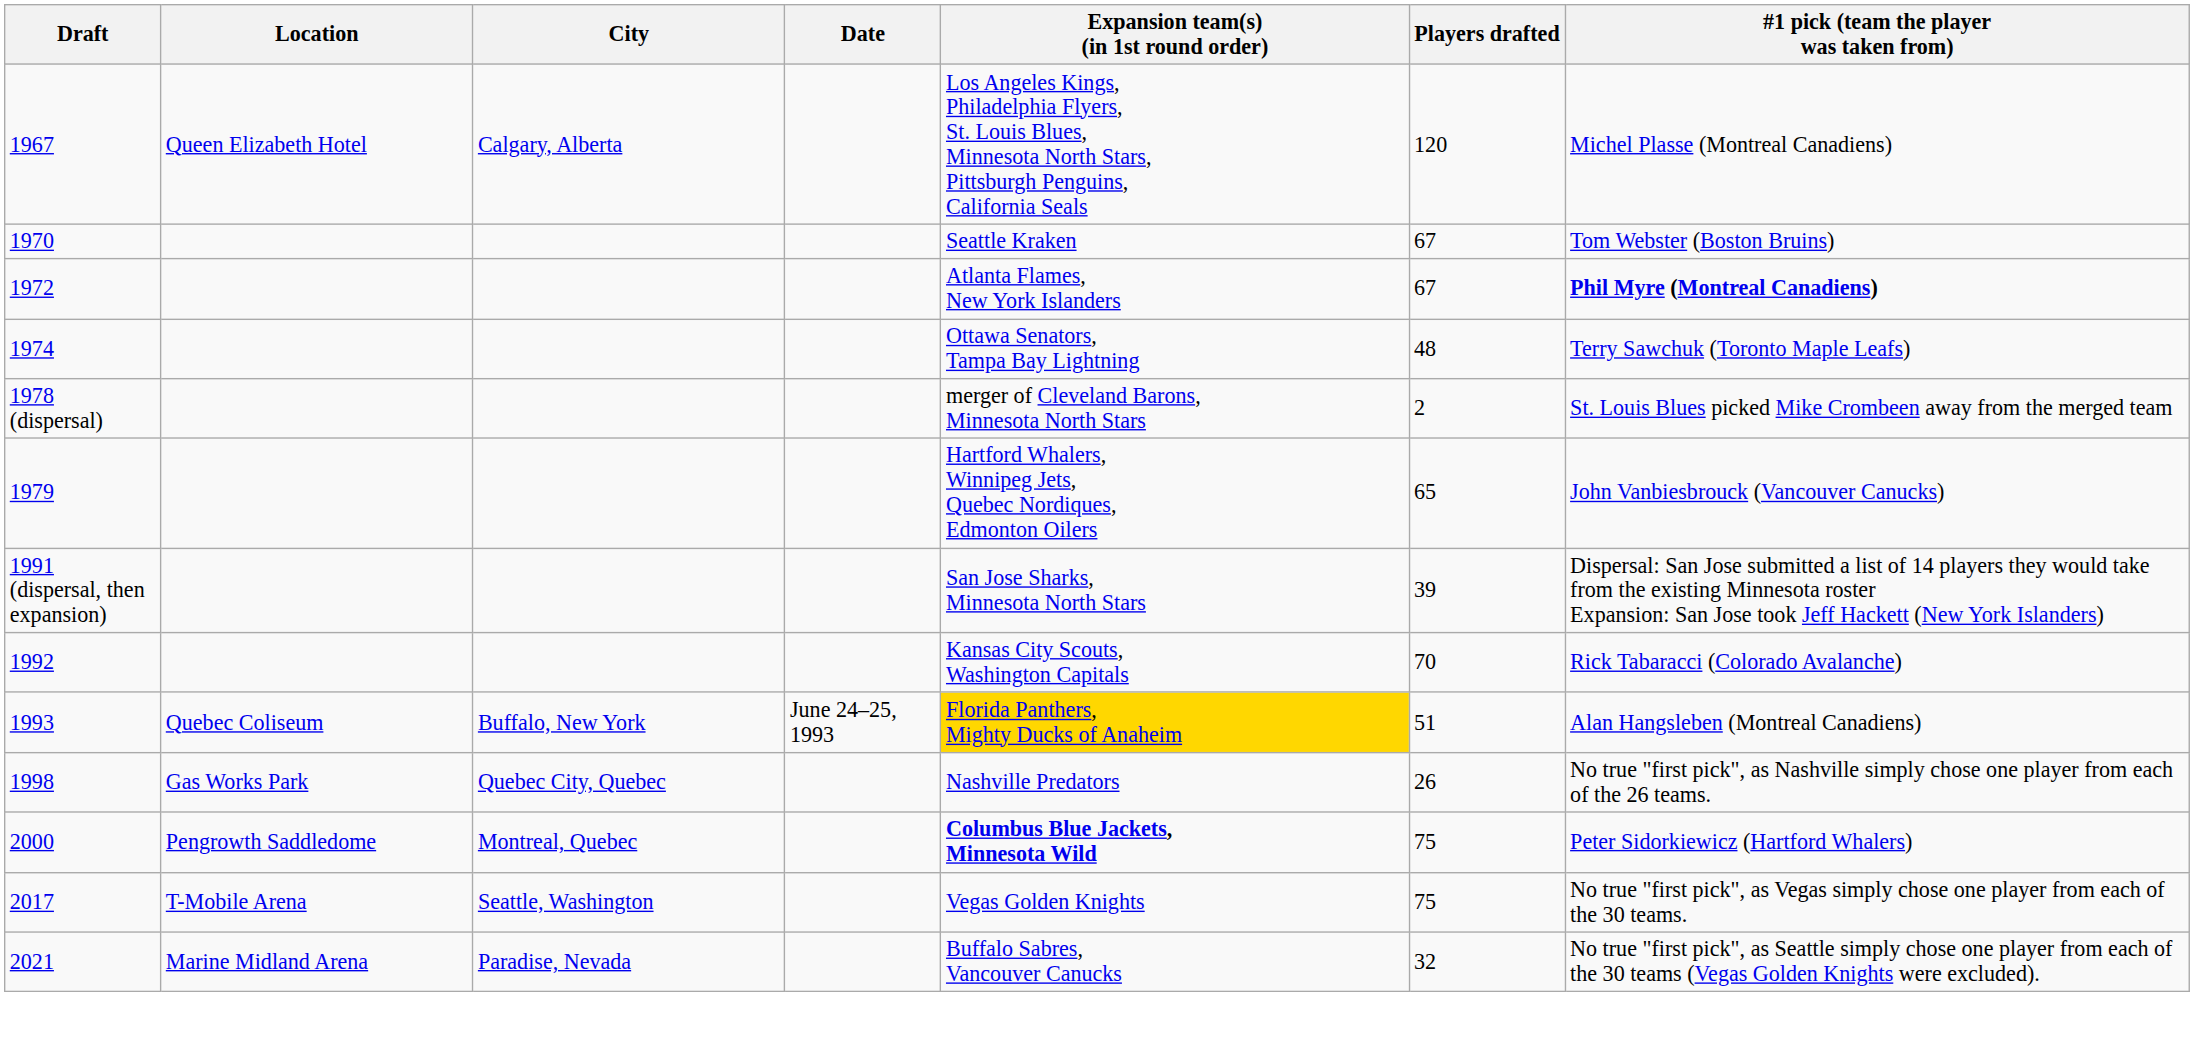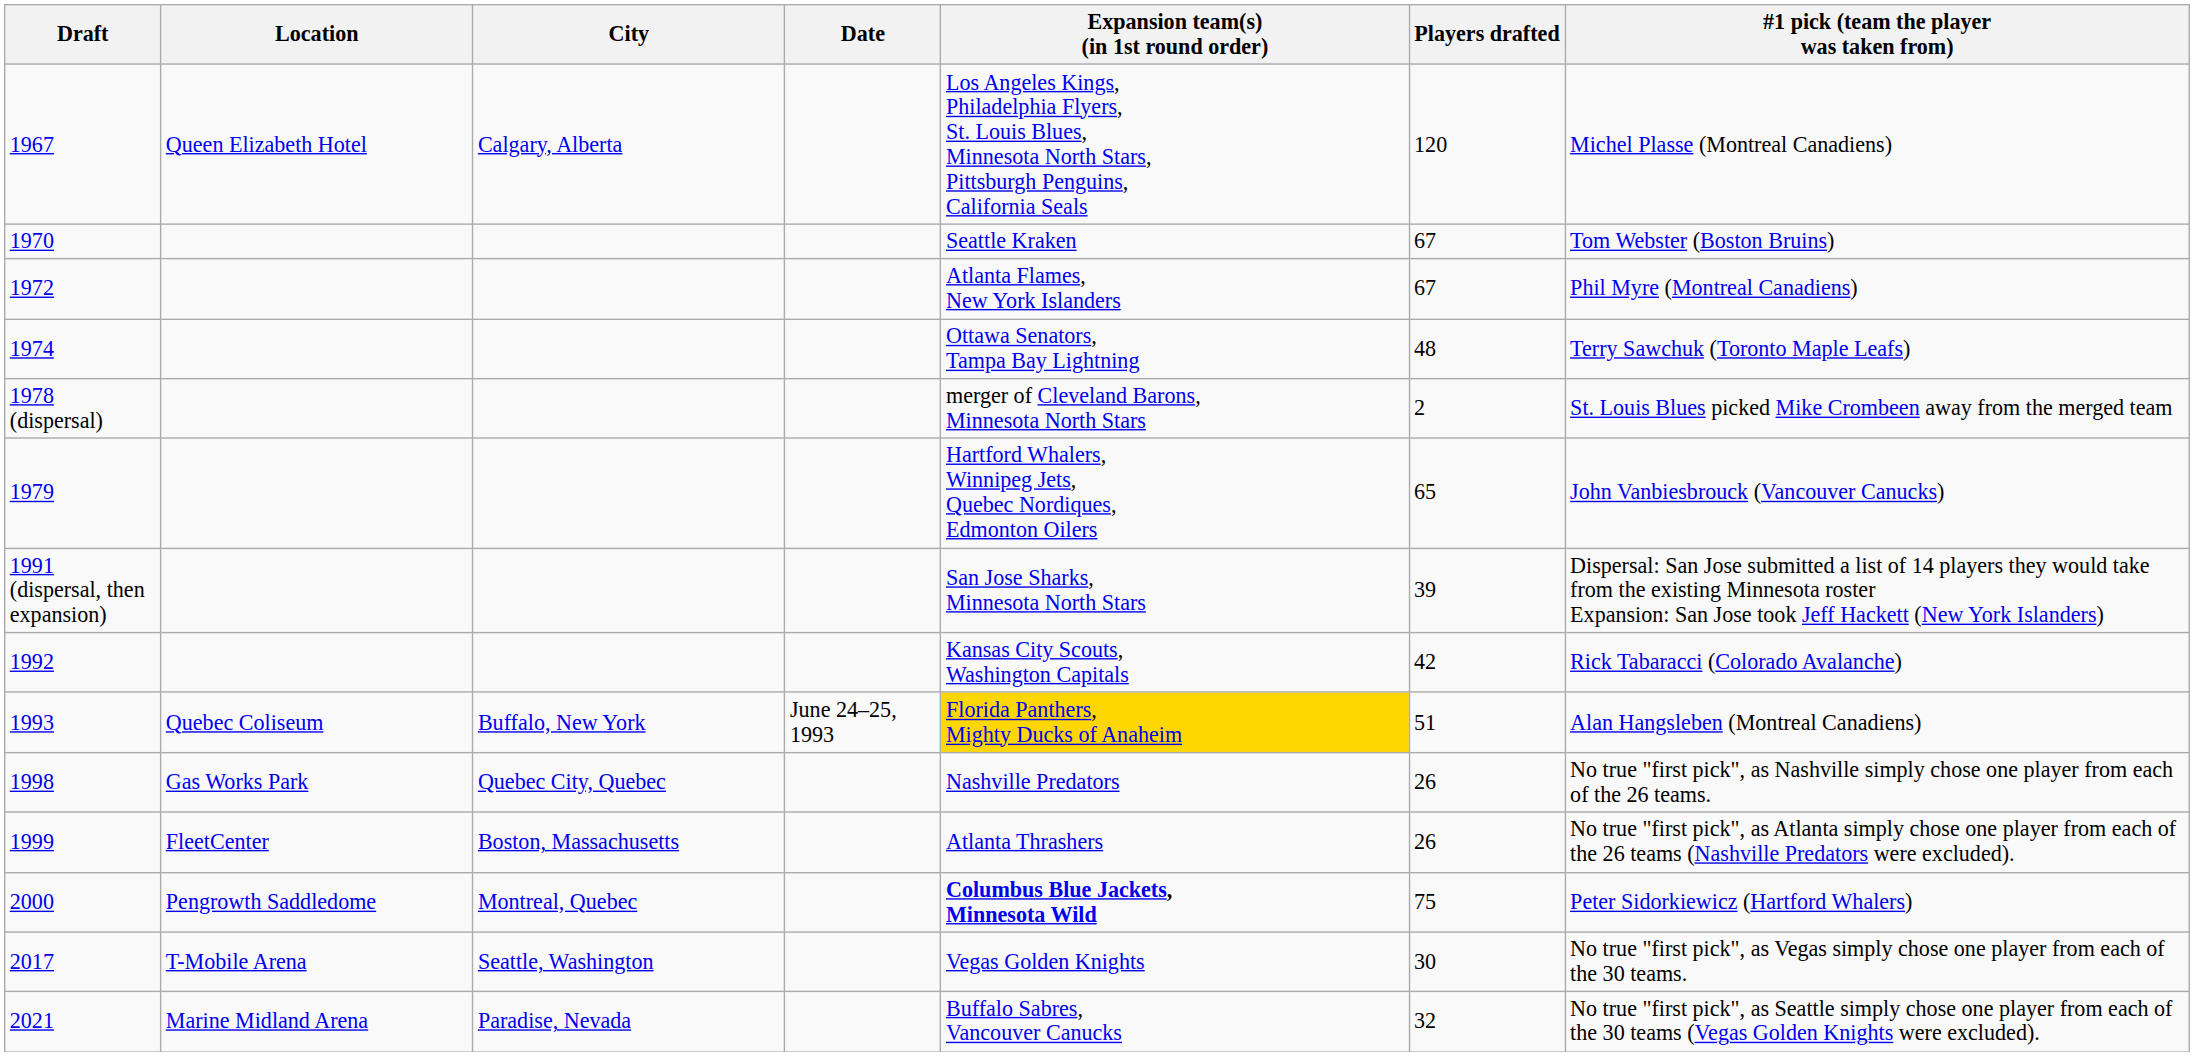(1724, 288) bold -> (1714, 288) normal
(1425, 662) 70 -> (1425, 662) 42
+ row: (32, 841)
(1425, 901) 75 -> (1425, 961) 30
